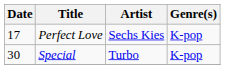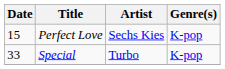(14, 34) 17 -> (14, 34) 15
(14, 54) 30 -> (14, 54) 33
